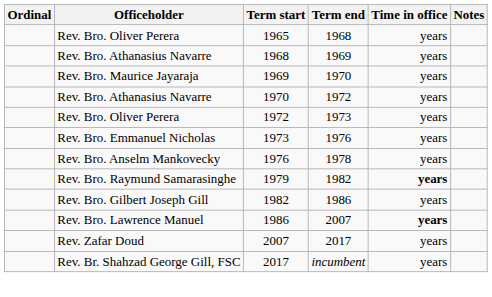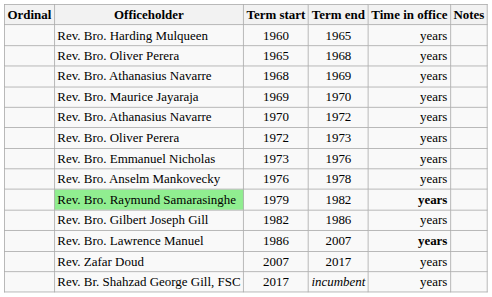+ row: (276, 35)
(147, 179) no background -> (147, 199) lightgreen background
